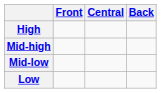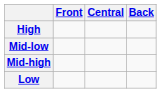rows swapped: (29, 46) <-> (29, 63)
